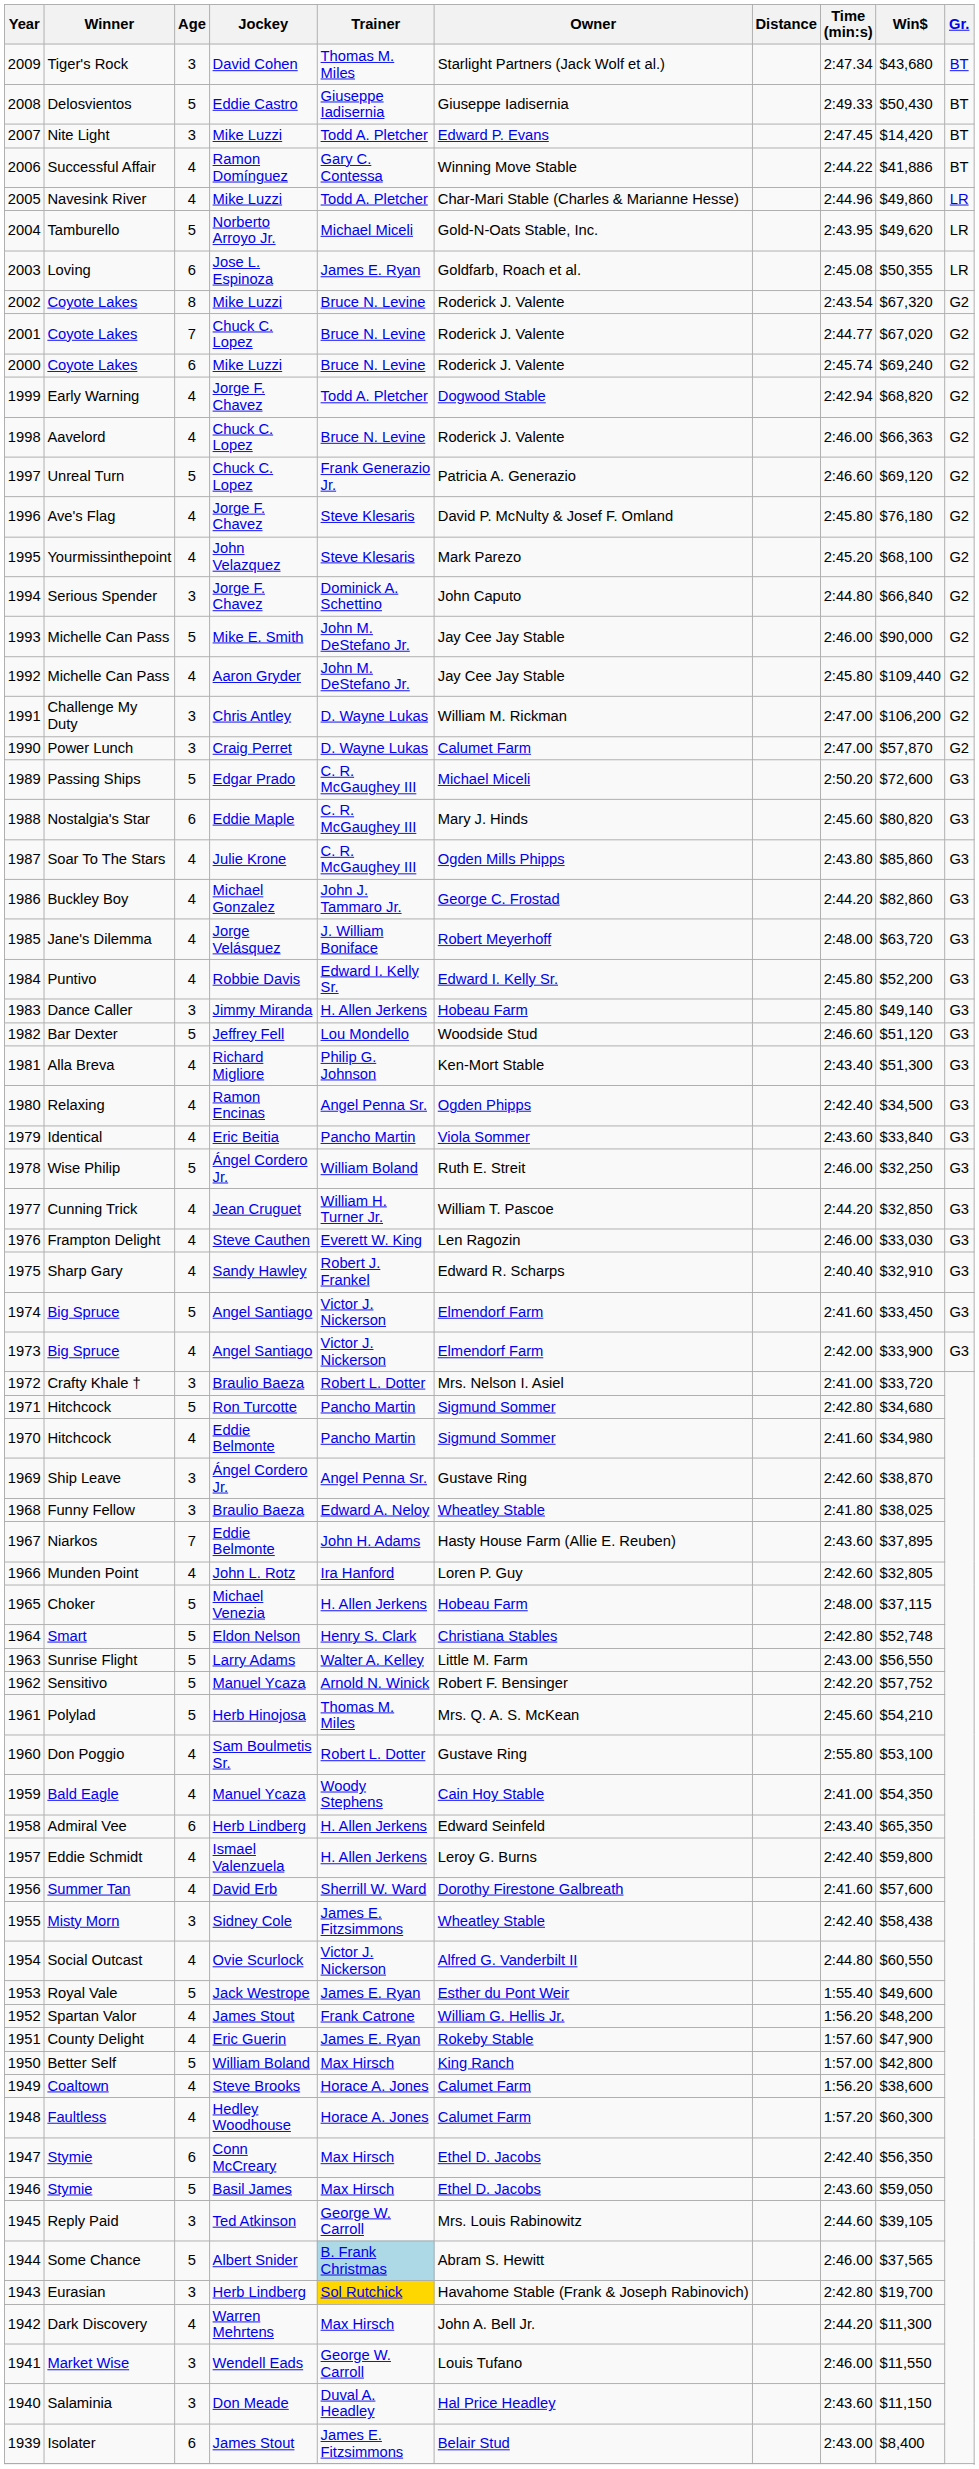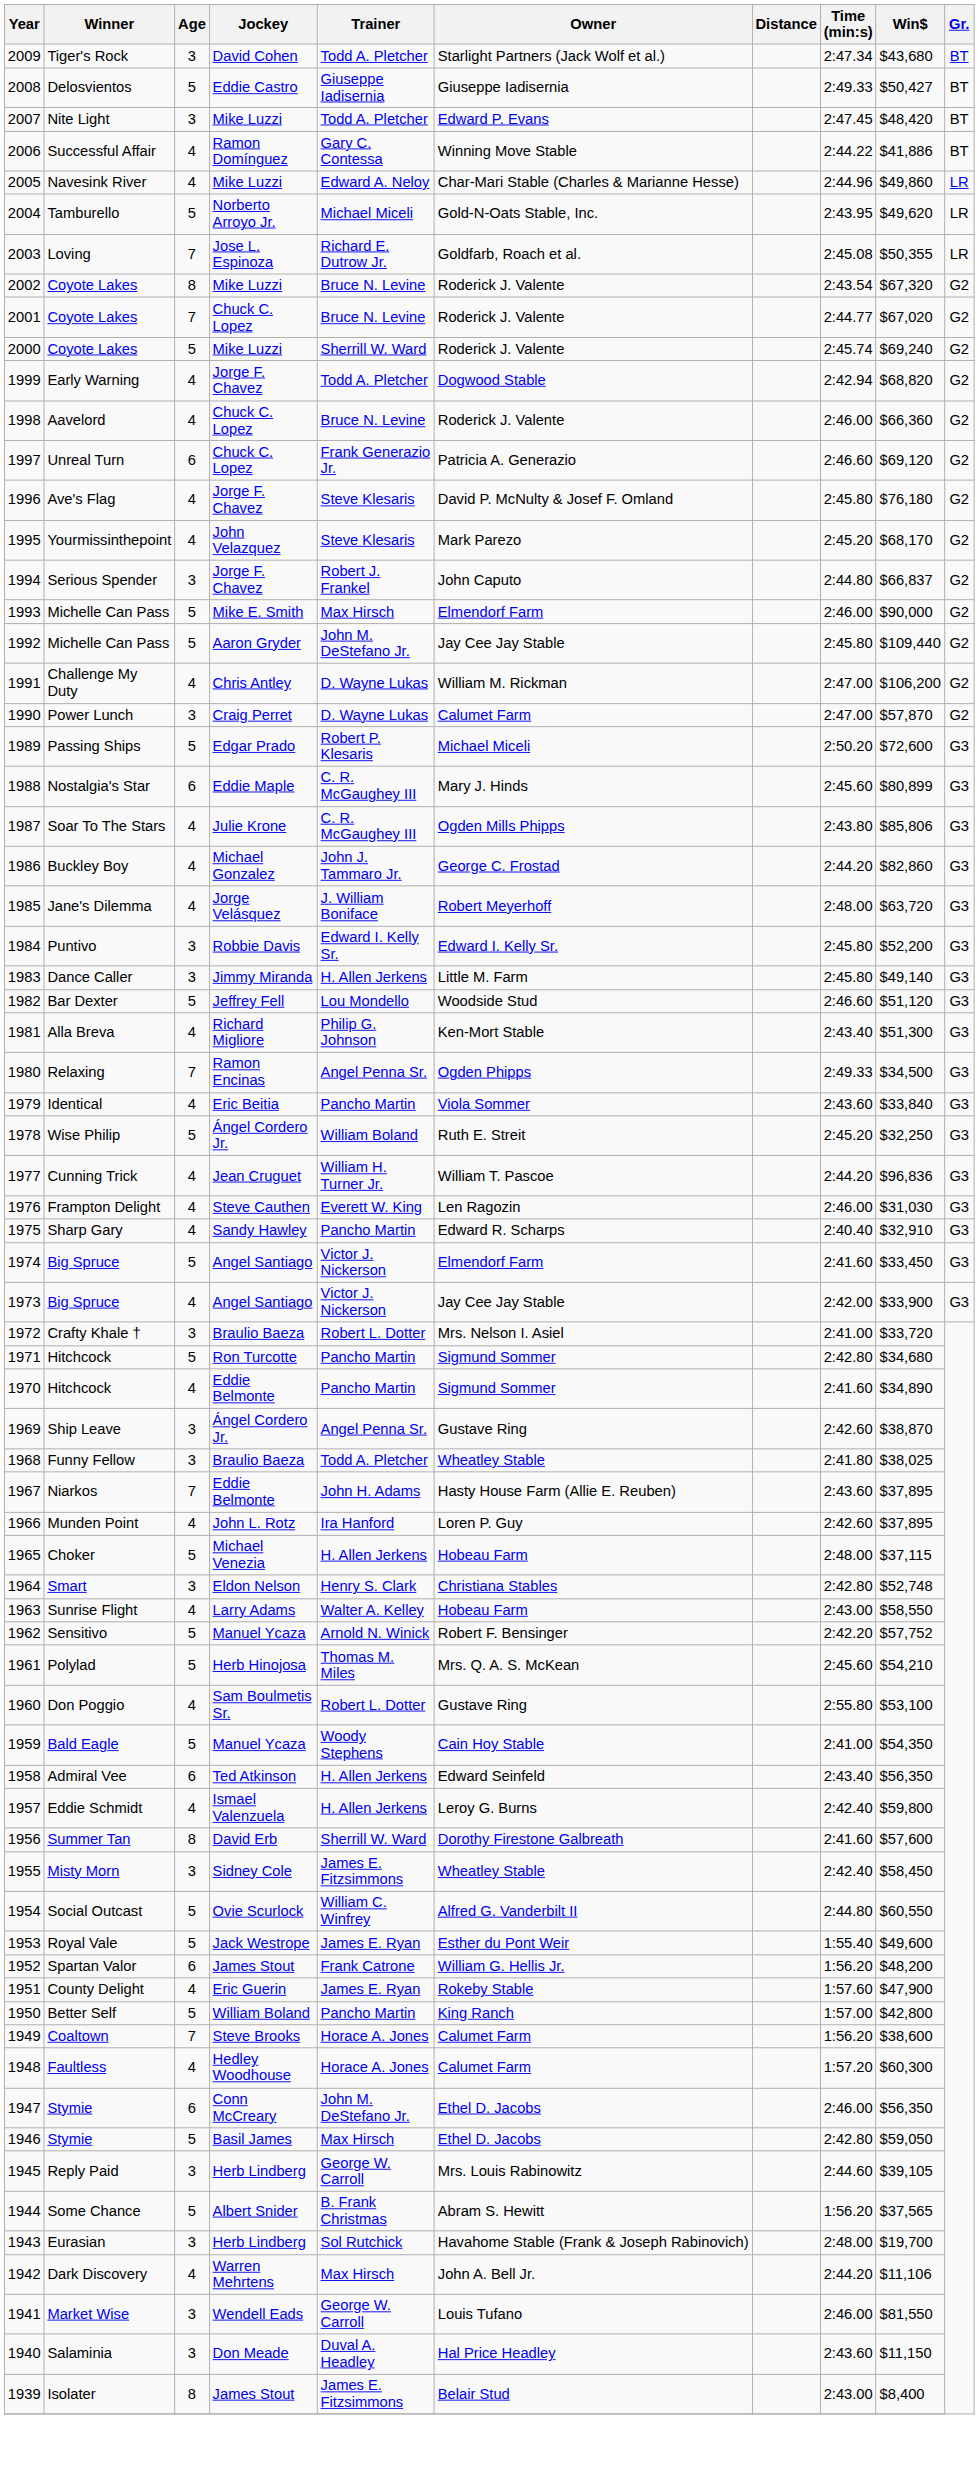(357, 64) Thomas M. Miles -> (374, 56) Todd A. Pletcher
(906, 104) $50,430 -> (906, 87) $50,427
(906, 135) $14,420 -> (906, 119) $48,420
(374, 199) Todd A. Pletcher -> (375, 182) Edward A. Neloy
(192, 270) 6 -> (192, 254) 7
(370, 270) James E. Ryan -> (355, 254) Richard E. Dutrow Jr.
(192, 365) 6 -> (192, 348) 5
(373, 365) Bruce N. Levine -> (373, 348) Sherrill W. Ward
(906, 437) $66,363 -> (906, 420) $66,360
(192, 476) 5 -> (192, 460) 6
(906, 556) $68,100 -> (906, 540) $68,170
(359, 596) Dominick A. Schettino -> (350, 580) Robert J. Frankel
(906, 596) $66,840 -> (906, 580) $66,837
(365, 636) John M. DeStefano Jr. -> (357, 611) Max Hirsch
(501, 636) Jay Cee Jay Stable -> (491, 611) Elmendorf Farm
(192, 676) 4 -> (192, 643) 5
(192, 716) 3 -> (192, 683) 4
(368, 779) C. R. McGaughey III -> (351, 746) Robert P. Klesaris
(906, 819) $80,820 -> (906, 786) $80,899
(906, 859) $85,860 -> (906, 826) $85,806
(192, 979) 4 -> (192, 946) 3
(483, 1010) Hobeau Farm -> (483, 977) Little M. Farm
(192, 1105) 4 -> (192, 1072) 7
(848, 1105) 2:42.40 -> (848, 1072) 2:49.33
(848, 1168) 2:46.00 -> (848, 1135) 2:45.20
(906, 1208) $32,850 -> (906, 1175) $96,836
(906, 1240) $33,030 -> (906, 1207) $31,030
(350, 1272) Robert J. Frankel -> (368, 1230) Pancho Martin
(491, 1351) Elmendorf Farm -> (501, 1302) Jay Cee Jay Stable
(906, 1438) $34,980 -> (906, 1388) $34,890
(375, 1510) Edward A. Neloy -> (374, 1460) Todd A. Pletcher
(906, 1573) $32,805 -> (906, 1523) $37,895
(192, 1636) 5 -> (192, 1586) 3
(192, 1659) 5 -> (192, 1610) 4
(483, 1659) Little M. Farm -> (483, 1610) Hobeau Farm
(906, 1659) $56,550 -> (906, 1610) $58,550
(192, 1794) 4 -> (192, 1744) 5
(259, 1826) Herb Lindberg -> (254, 1776) Ted Atkinson
(906, 1826) $65,350 -> (906, 1776) $56,350
(192, 1889) 4 -> (192, 1839) 8
(906, 1921) $58,438 -> (906, 1871) $58,450
(192, 1961) 4 -> (192, 1911) 5
(353, 1961) Victor J. Nickerson -> (354, 1911) William C. Winfrey
(192, 2016) 4 -> (192, 1966) 6
(357, 2062) Max Hirsch -> (368, 2013) Pancho Martin
(192, 2086) 4 -> (192, 2036) 7
(357, 2157) Max Hirsch -> (365, 2107) John M. DeStefano Jr.
(848, 2157) 2:42.40 -> (848, 2107) 2:46.00
(848, 2189) 2:43.60 -> (848, 2139) 2:42.80
(254, 2220) Ted Atkinson -> (259, 2171) Herb Lindberg
(354, 2260) lightblue background -> (354, 2211) no background
(848, 2260) 2:46.00 -> (848, 2211) 1:56.20
(361, 2292) gold background -> (361, 2242) no background
(848, 2292) 2:42.80 -> (848, 2242) 2:48.00
(906, 2323) $11,300 -> (906, 2274) $11,106
(906, 2363) $11,550 -> (906, 2314) $81,550
(192, 2443) 6 -> (192, 2394) 8
